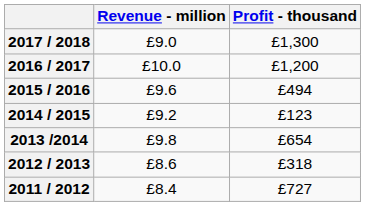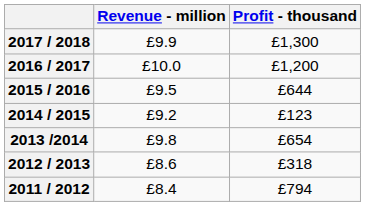(161, 41) £9.0 -> (161, 41) £9.9
(161, 90) £9.6 -> (161, 90) £9.5
(295, 90) £494 -> (295, 90) £644
(295, 189) £727 -> (295, 189) £794
